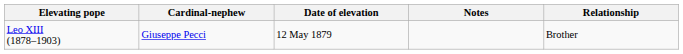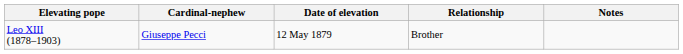columns swapped: (611, 12) <-> (476, 12)
